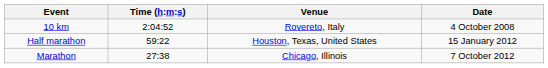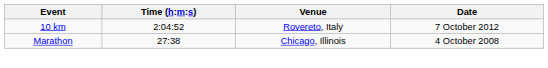(482, 27) 4 October 2008 -> (467, 27) 7 October 2012
- row: (56, 41)
(482, 56) 7 October 2012 -> (467, 41) 4 October 2008
